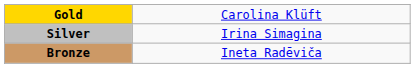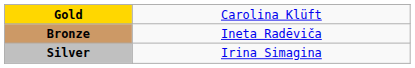rows swapped: (68, 34) <-> (68, 53)
